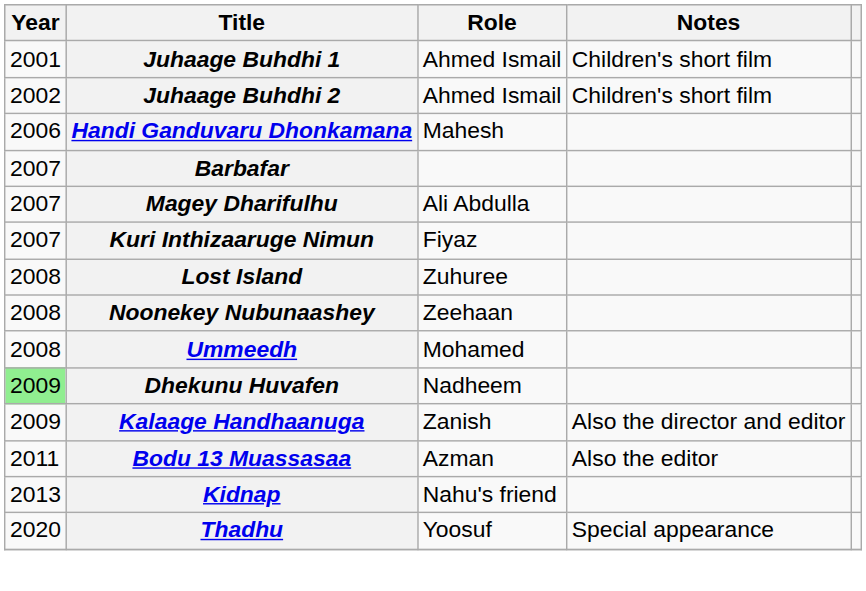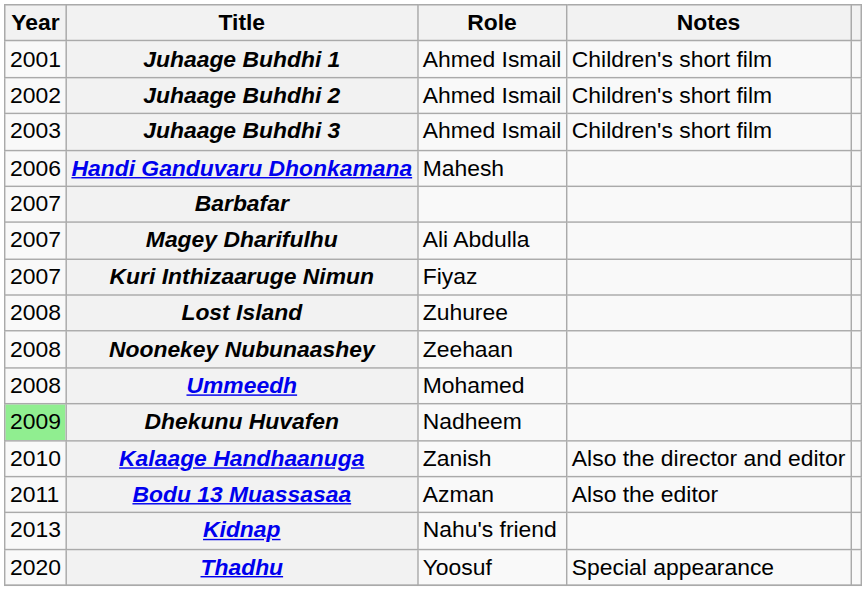+ row: (242, 131)
(35, 421) 2009 -> (35, 458) 2010
